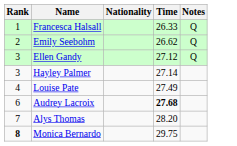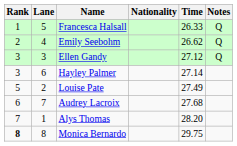+ column: (44, 12)
(18, 88) 4 -> (18, 88) 5
(167, 103) bold -> (192, 103) normal
